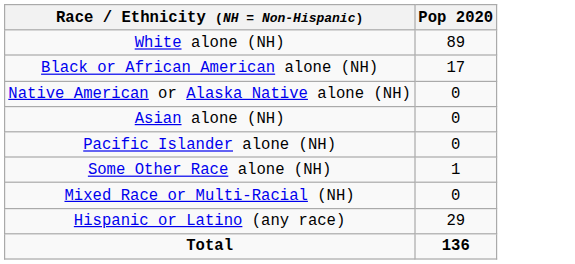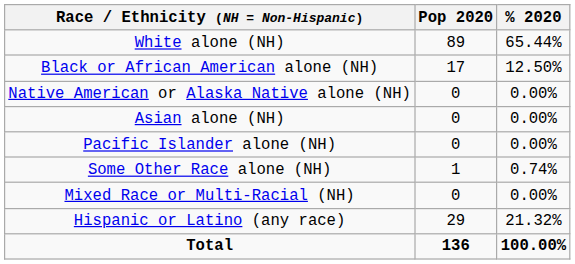+ column: (533, 17)
